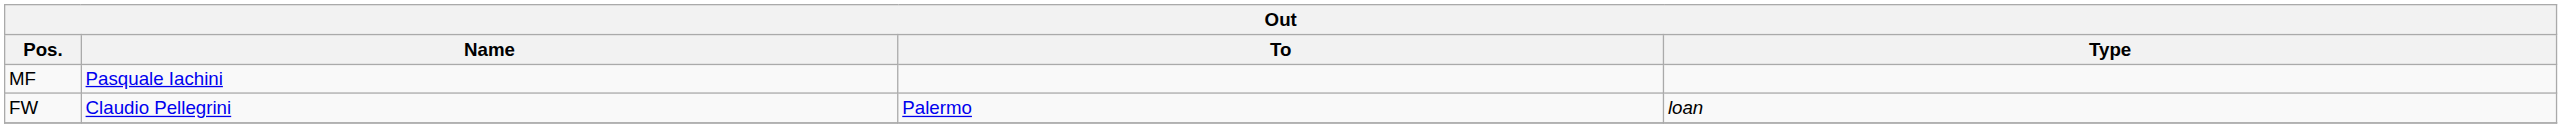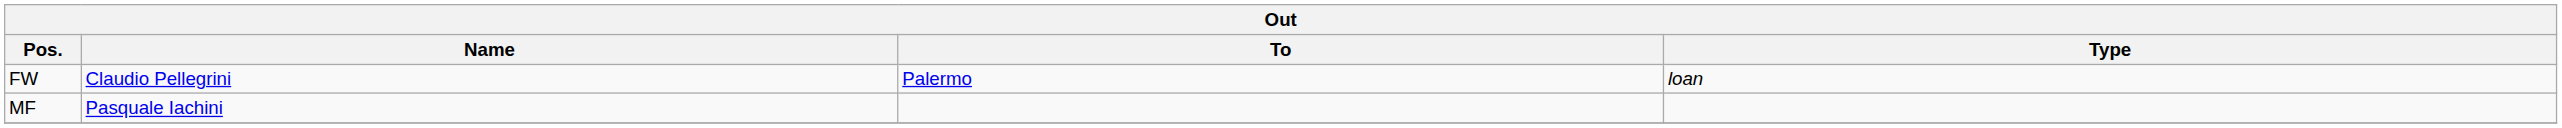rows swapped: (24, 109) <-> (23, 79)
